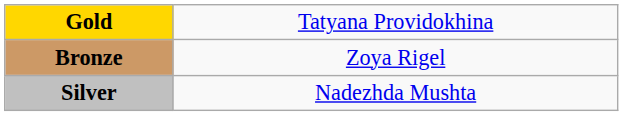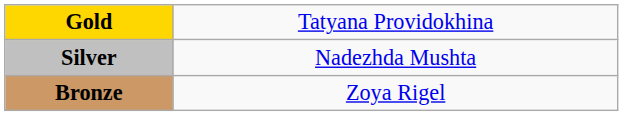rows swapped: (89, 92) <-> (89, 57)
